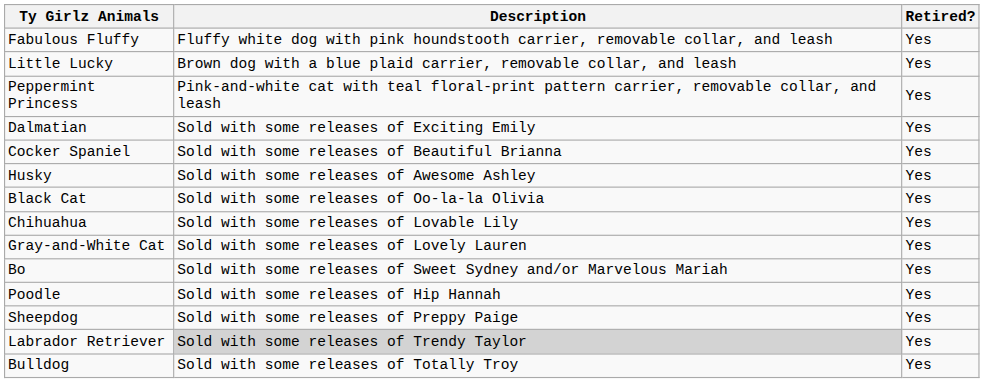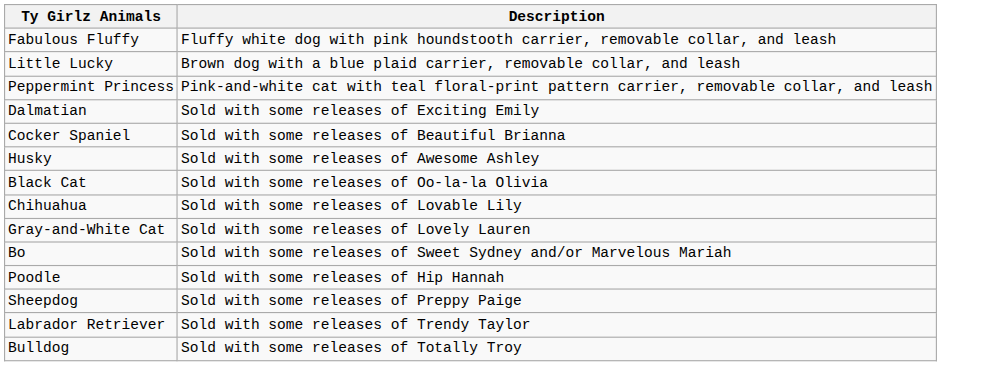- column: (941, 16)
(352, 342) lightgrey background -> (356, 325) no background
